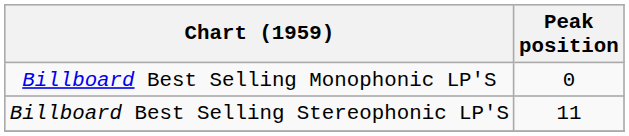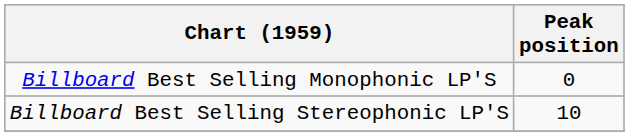(569, 114) 11 -> (569, 114) 10
